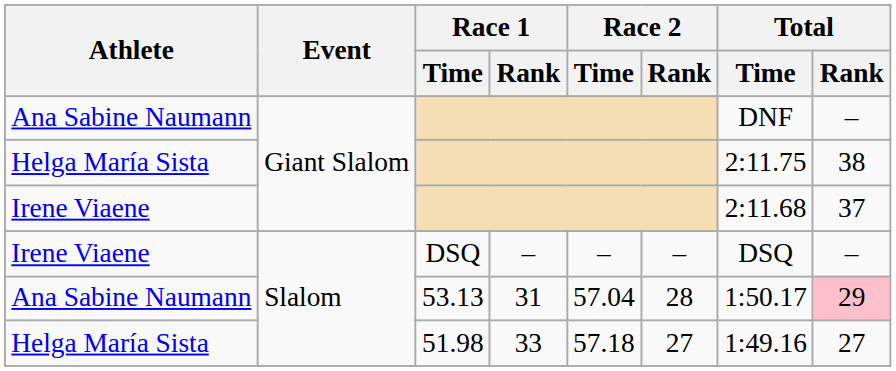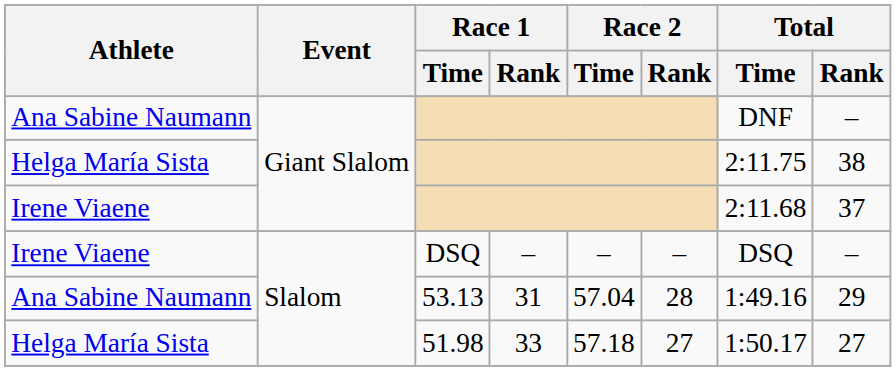(766, 298) 1:50.17 -> (766, 298) 1:49.16
(852, 298) pink background -> (852, 298) no background
(766, 343) 1:49.16 -> (766, 343) 1:50.17
